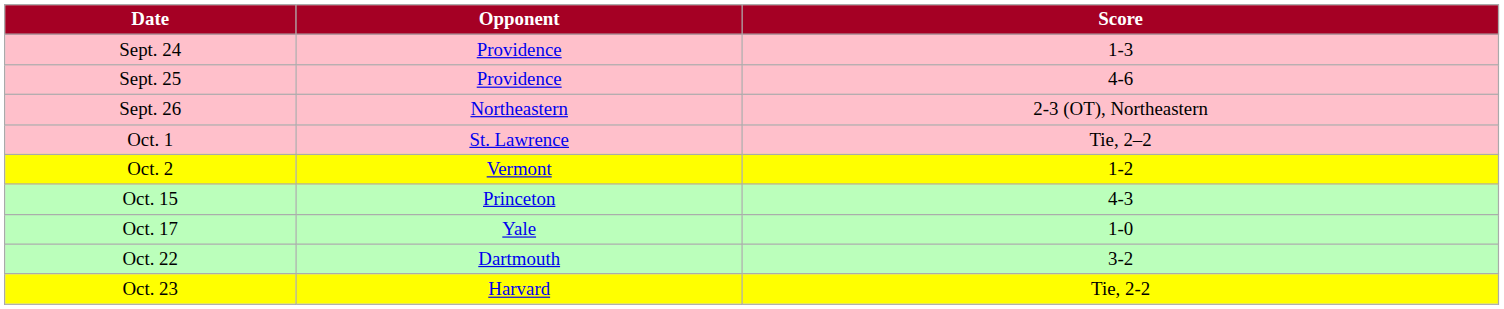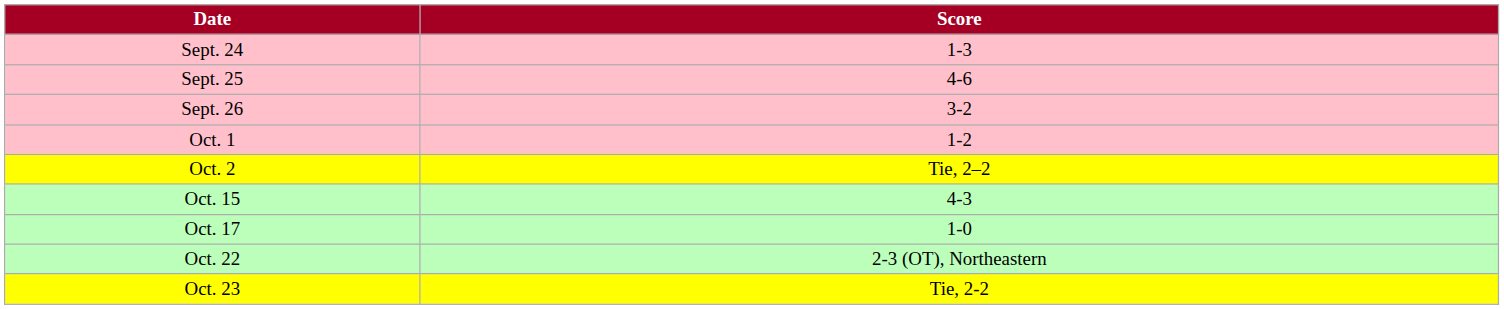- column: (519, 19)
(1121, 109) 2-3 (OT), Northeastern -> (959, 109) 3-2
(1121, 139) Tie, 2–2 -> (959, 139) 1-2
(1121, 169) 1-2 -> (959, 169) Tie, 2–2
(1121, 259) 3-2 -> (959, 259) 2-3 (OT), Northeastern
